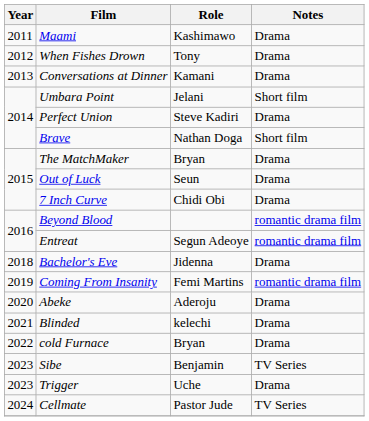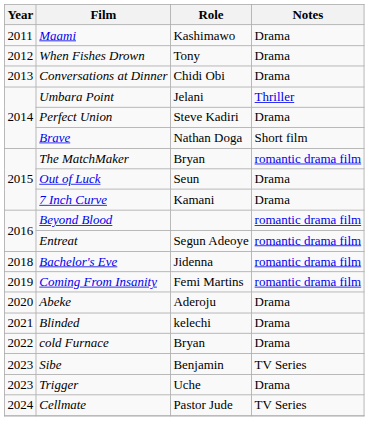(194, 76) Kamani -> (199, 76) Chidi Obi
(281, 96) Short film -> (274, 96) Thriller
(272, 158) Drama -> (308, 158) romantic drama film
(199, 199) Chidi Obi -> (194, 199) Kamani
(272, 261) Drama -> (308, 261) romantic drama film
